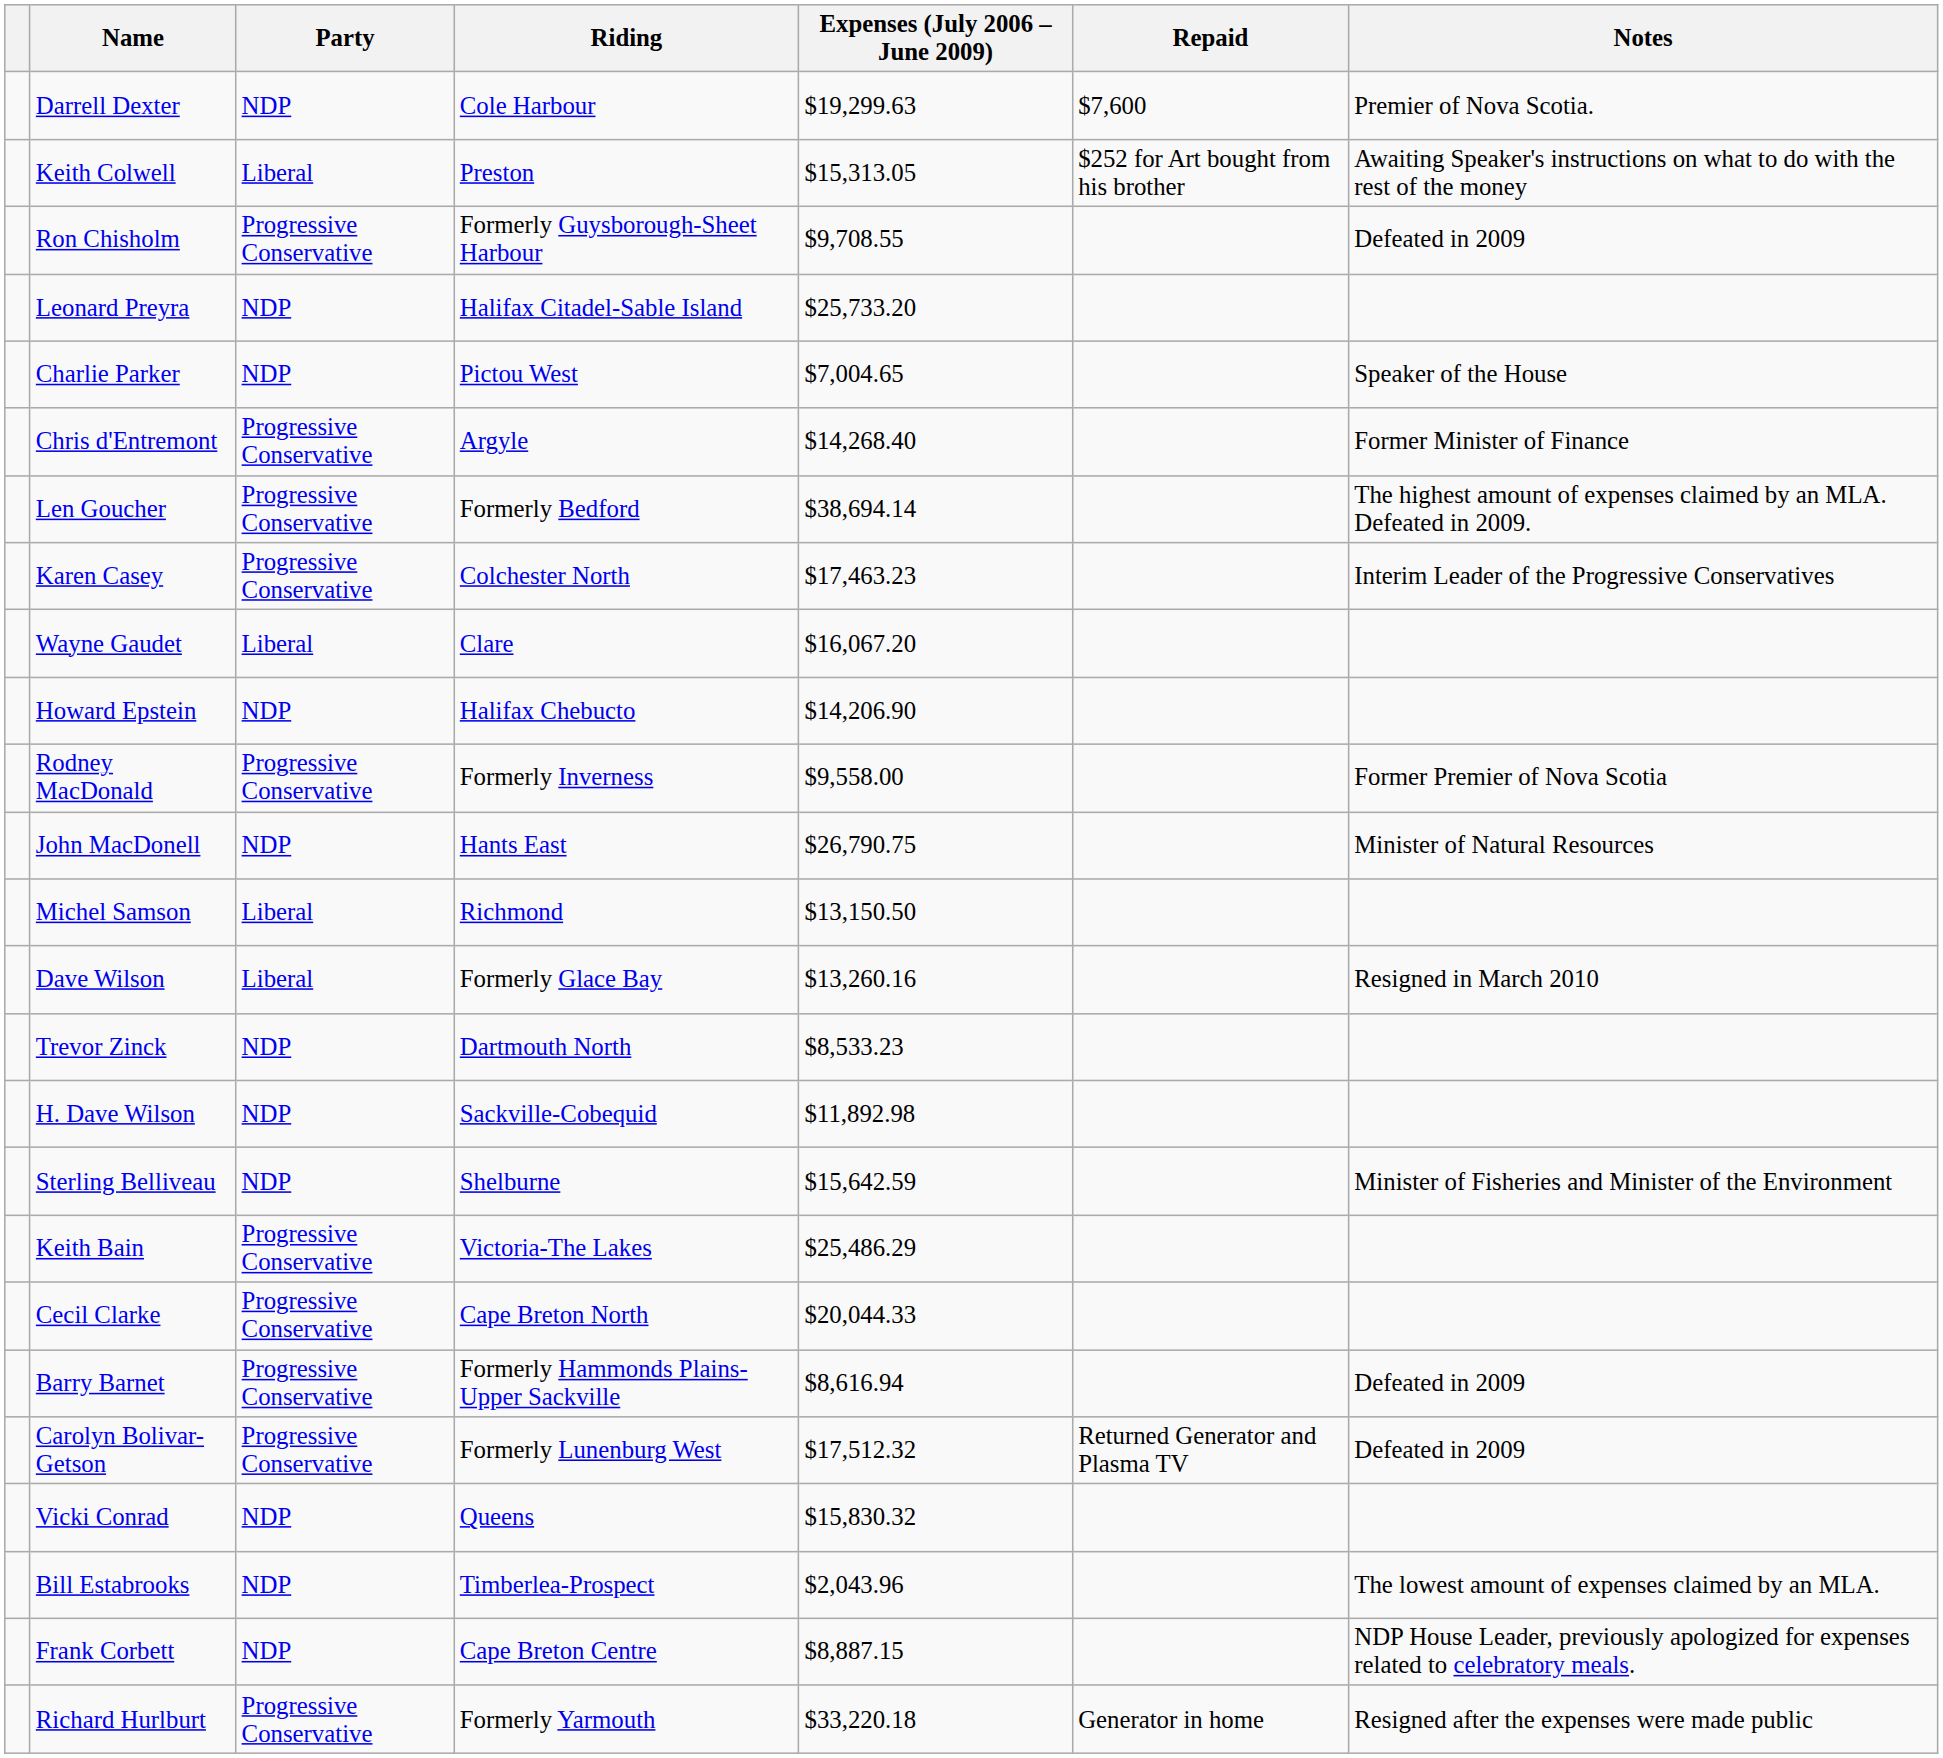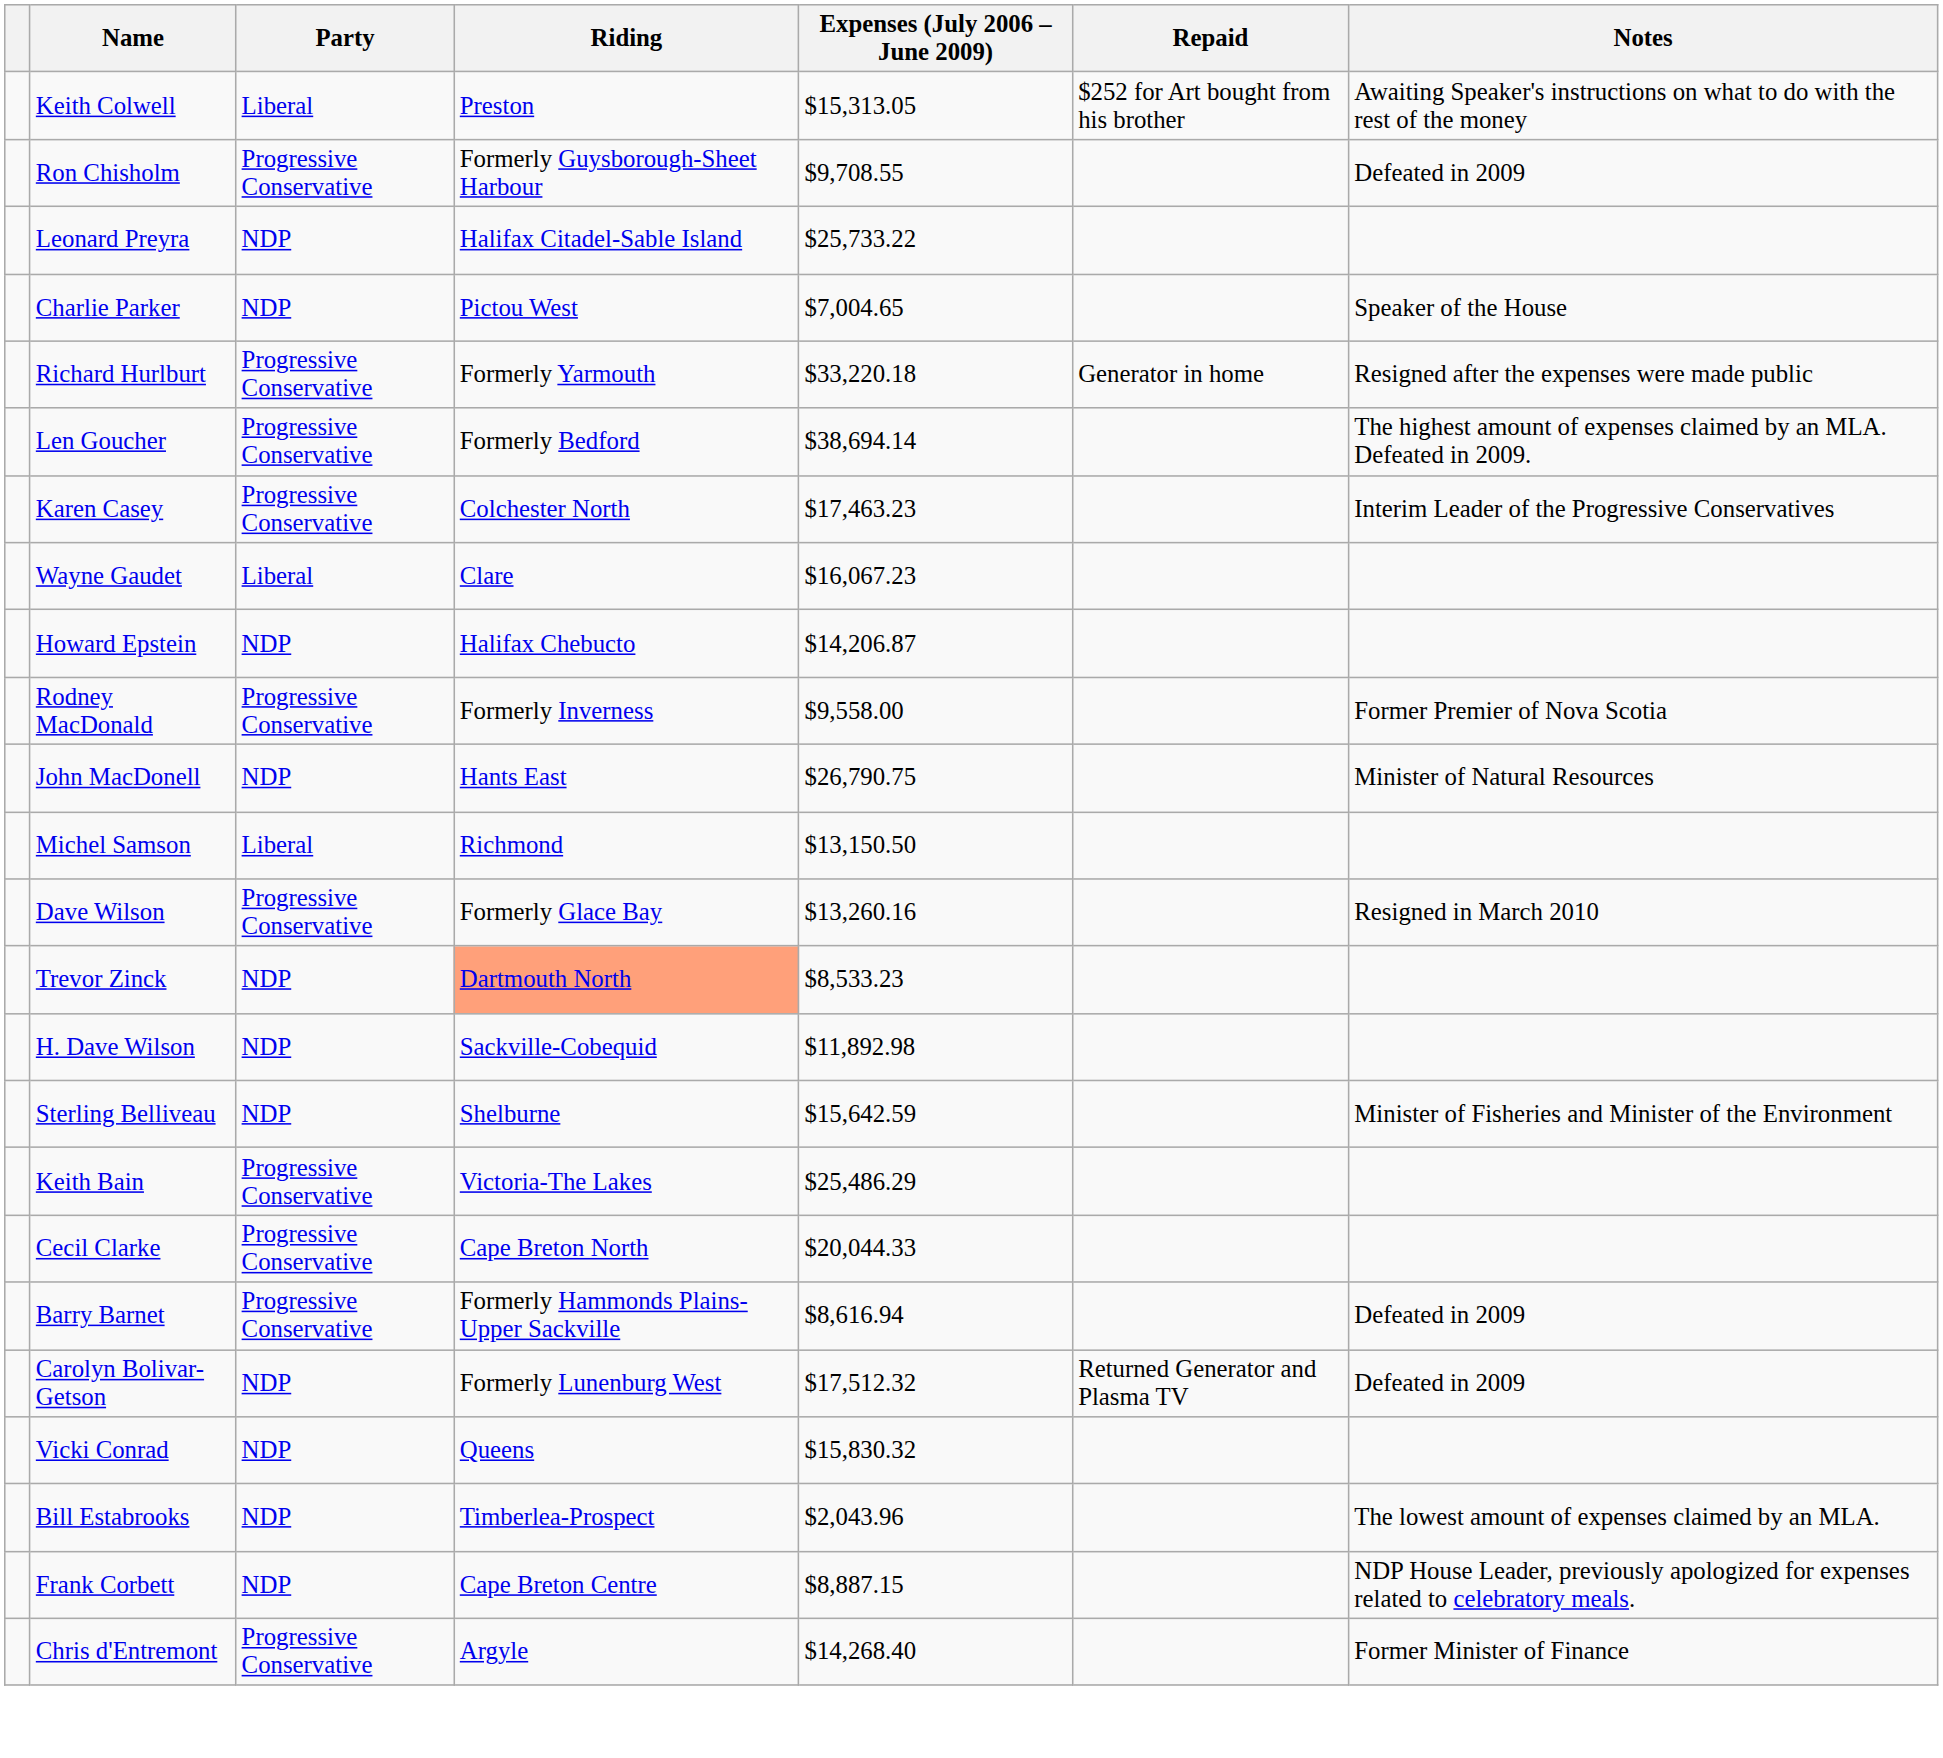- row: (108, 105)
(860, 307) $25,733.20 -> (860, 239) $25,733.22
rows swapped: (121, 1718) <-> (127, 441)
(860, 643) $16,067.20 -> (860, 575) $16,067.23
(860, 710) $14,206.90 -> (860, 643) $14,206.87
(277, 979) Liberal -> (307, 912) Progressive Conservative
(546, 1046) no background -> (546, 979) lightsalmon background
(307, 1449) Progressive Conservative -> (266, 1382) NDP
